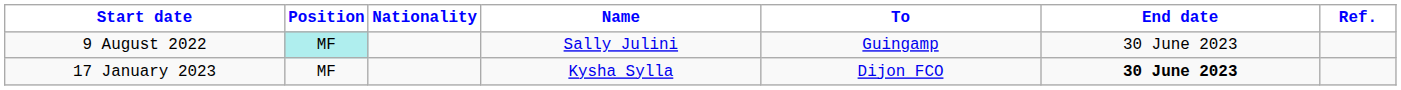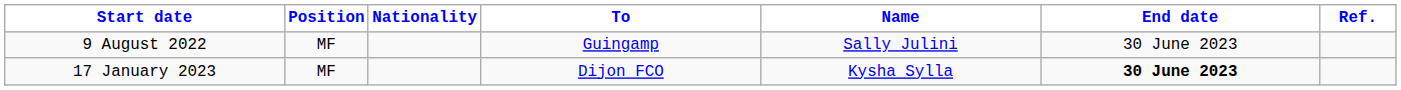columns swapped: (621, 18) <-> (901, 18)
(326, 44) paleturquoise background -> (326, 44) no background
